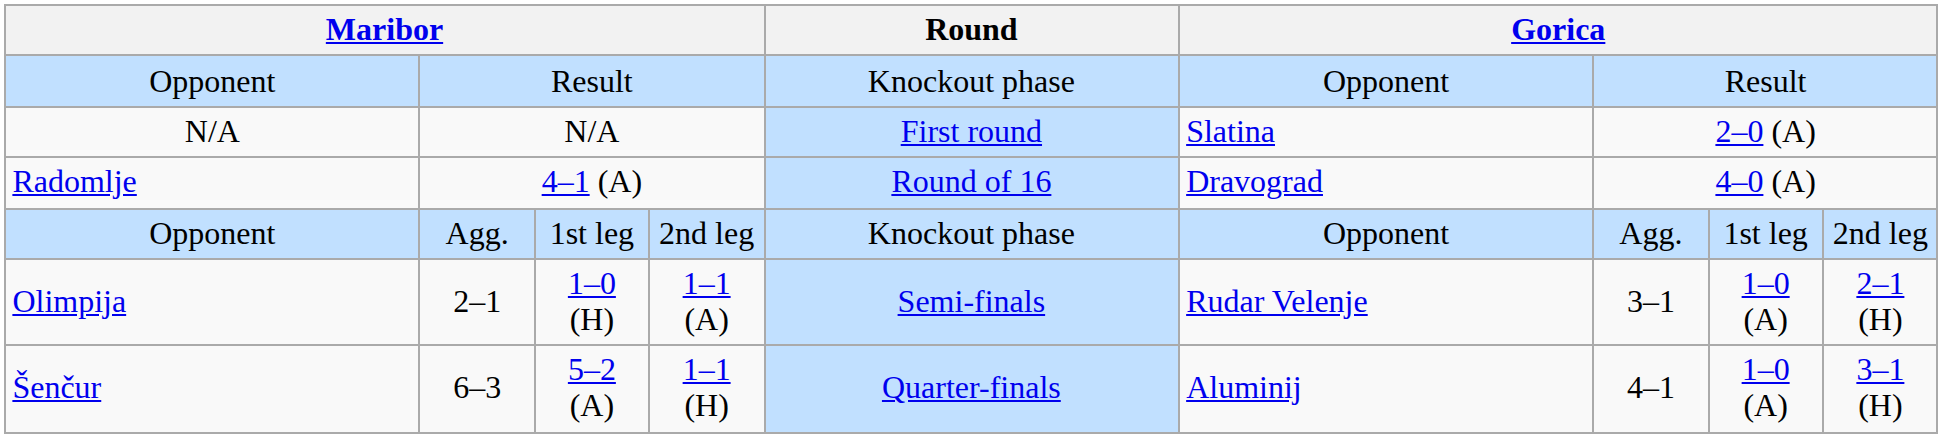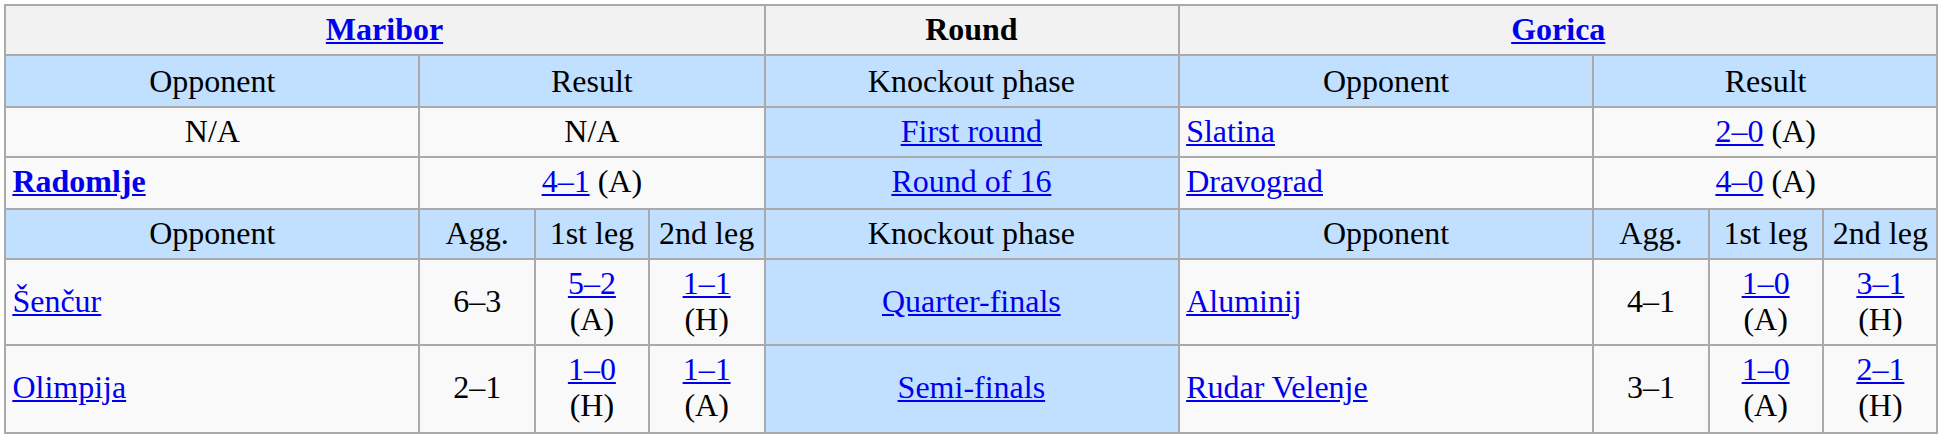(75, 182) normal -> (79, 182) bold
rows swapped: (477, 388) <-> (477, 301)
